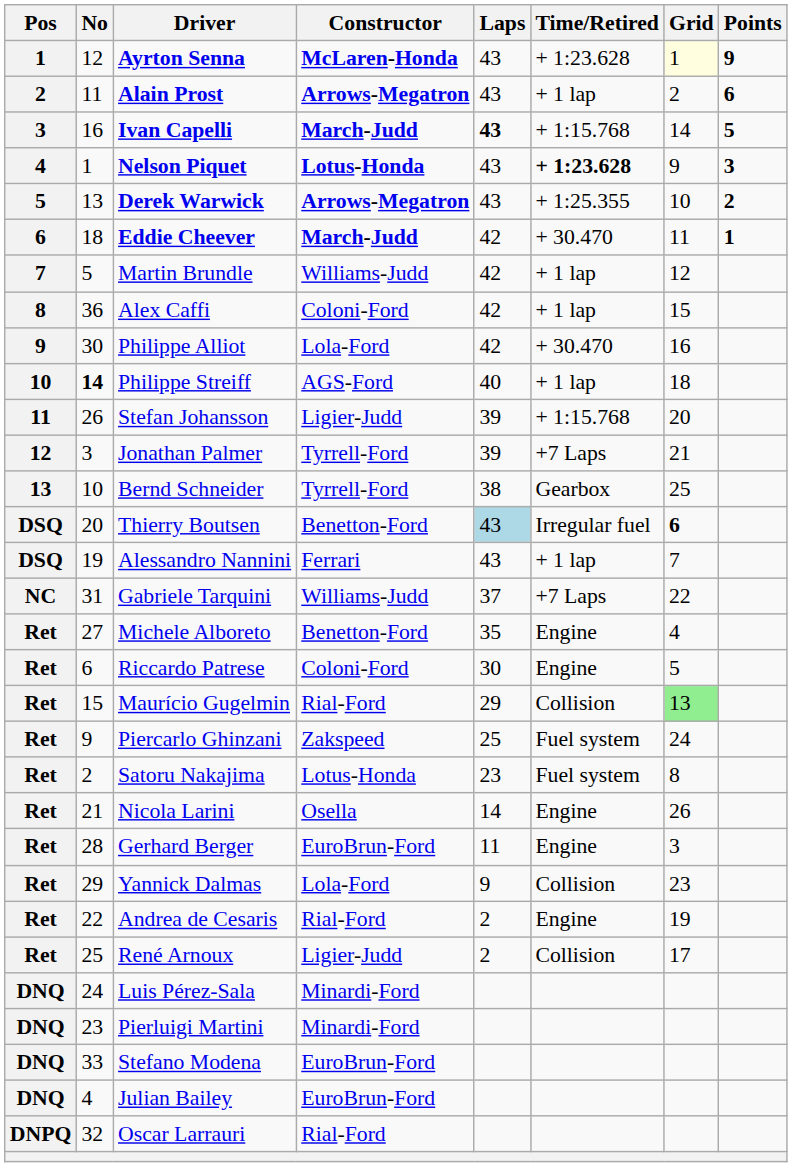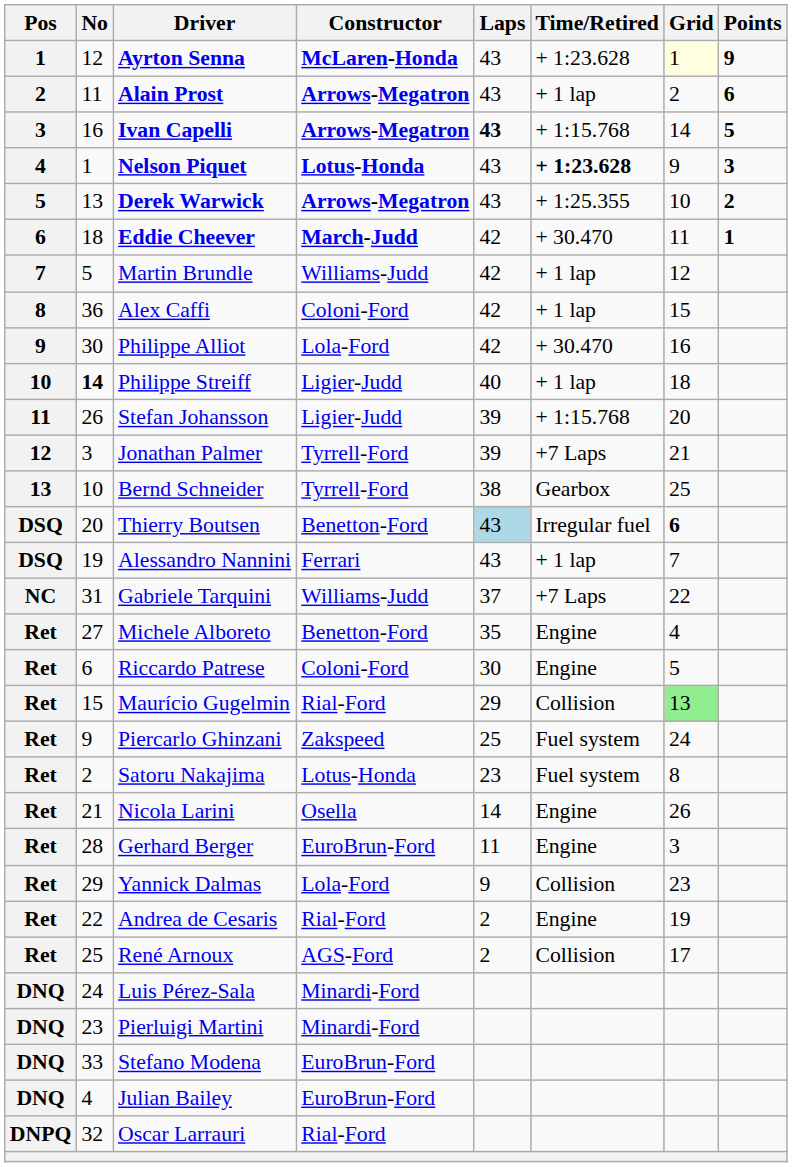(360, 130) March-Judd -> (385, 130) Arrows-Megatron
(347, 381) AGS-Ford -> (352, 381) Ligier-Judd
(352, 954) Ligier-Judd -> (347, 954) AGS-Ford
